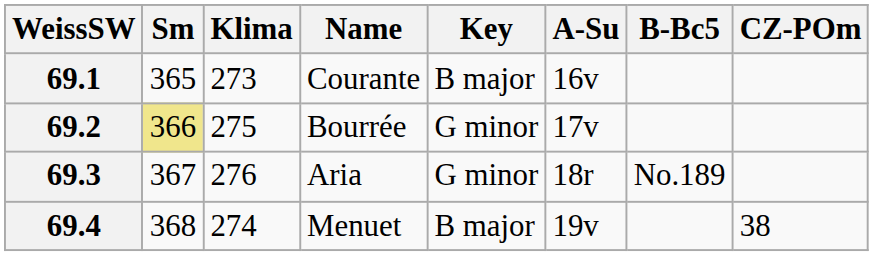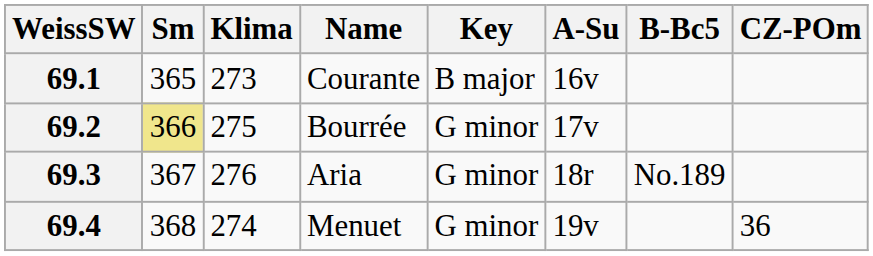(485, 224) B major -> (486, 224) G minor
(755, 224) 38 -> (755, 224) 36
